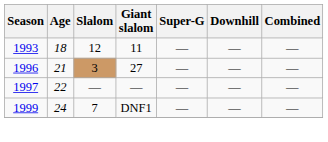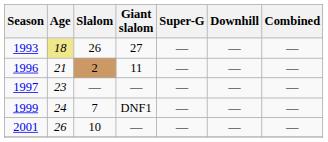(60, 48) no background -> (60, 48) khaki background
(95, 48) 12 -> (95, 48) 26
(136, 48) 11 -> (136, 48) 27
(95, 68) 3 -> (95, 68) 2
(136, 68) 27 -> (136, 68) 11
(60, 87) 22 -> (60, 87) 23
+ row: (26, 127)
